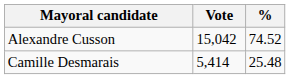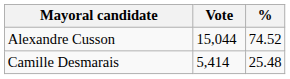(217, 39) 15,042 -> (217, 39) 15,044
